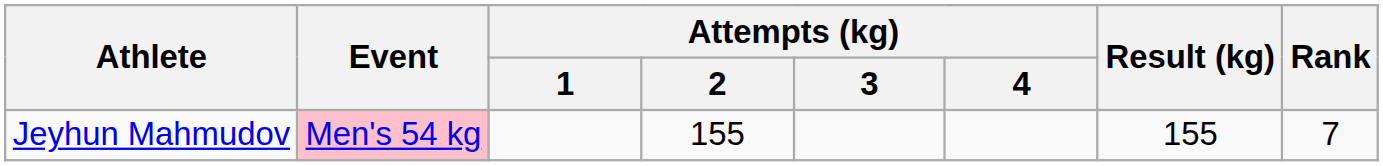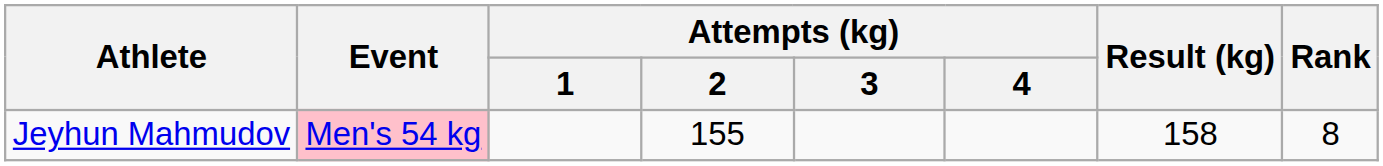(1190, 135) 155 -> (1190, 135) 158
(1331, 135) 7 -> (1331, 135) 8
